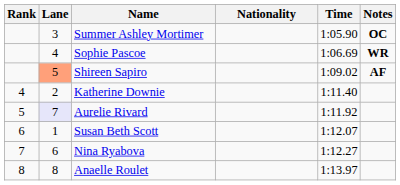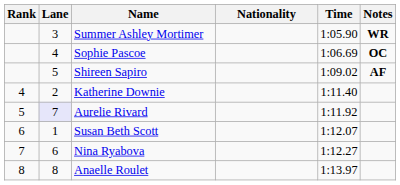(378, 33) OC -> (378, 33) WR
(378, 53) WR -> (378, 53) OC
(55, 72) lightsalmon background -> (55, 72) no background
